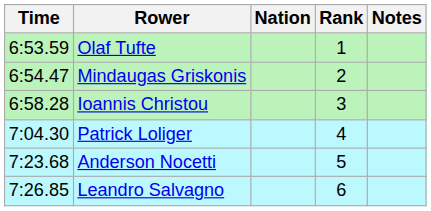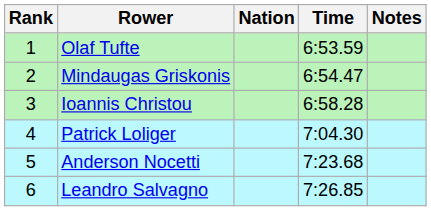columns swapped: (341, 18) <-> (39, 18)
